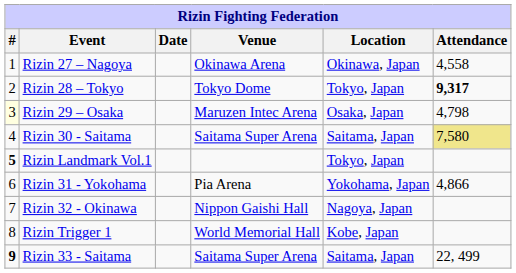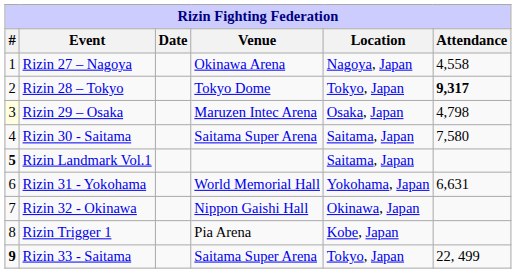(373, 64) Okinawa, Japan -> (370, 64) Nagoya, Japan
(453, 136) khaki background -> (453, 136) no background
(365, 160) Tokyo, Japan -> (370, 160) Saitama, Japan
(223, 184) Pia Arena -> (257, 184) World Memorial Hall
(453, 184) 4,866 -> (453, 184) 6,631
(370, 208) Nagoya, Japan -> (373, 208) Okinawa, Japan
(257, 232) World Memorial Hall -> (223, 232) Pia Arena
(370, 256) Saitama, Japan -> (365, 256) Tokyo, Japan
